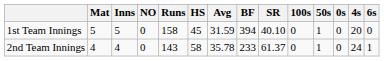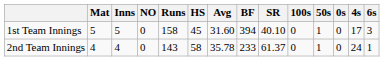(222, 30) 31.59 -> (222, 30) 31.60
(356, 30) 20 -> (356, 30) 17
(369, 30) 0 -> (369, 30) 3
